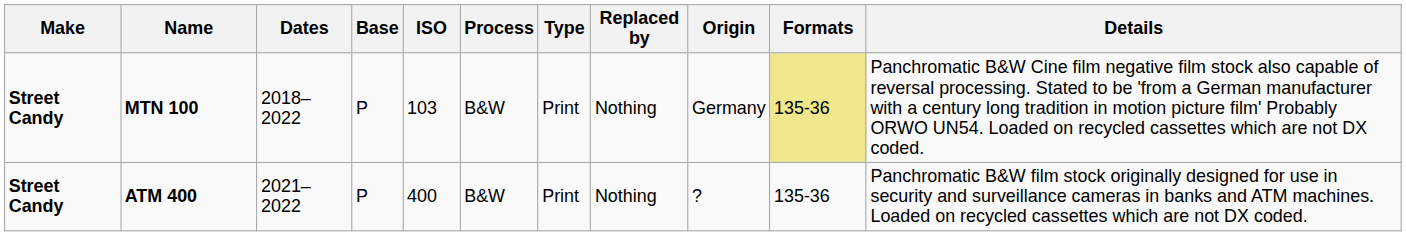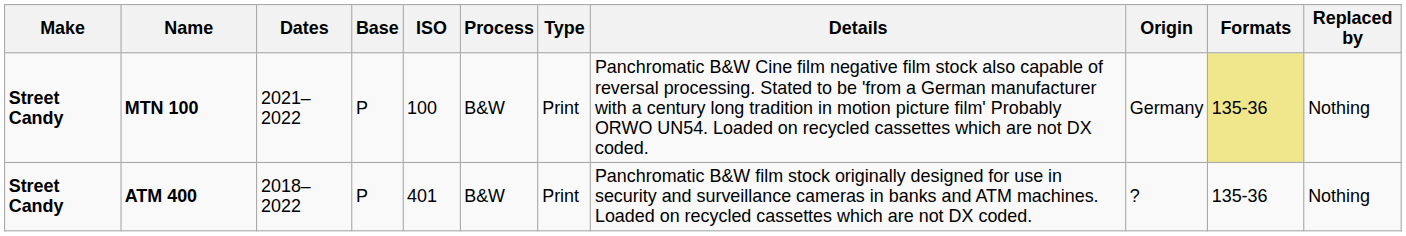columns swapped: (1134, 28) <-> (639, 28)
(286, 107) 2018–2022 -> (286, 107) 2021–2022
(422, 107) 103 -> (422, 107) 100
(286, 196) 2021–2022 -> (286, 196) 2018–2022
(422, 196) 400 -> (422, 196) 401
